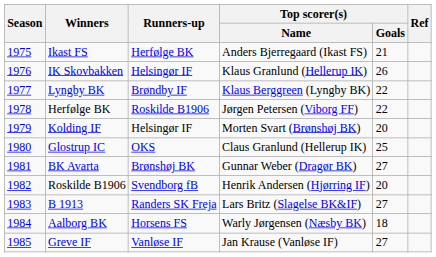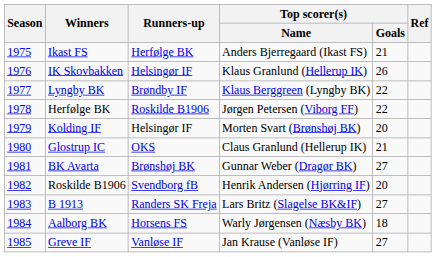(382, 147) 25 -> (382, 147) 21
